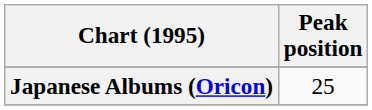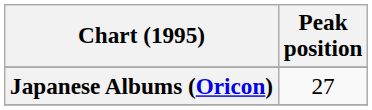(323, 85) 25 -> (323, 85) 27
